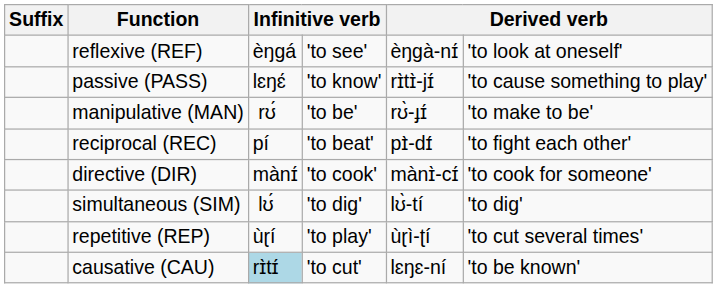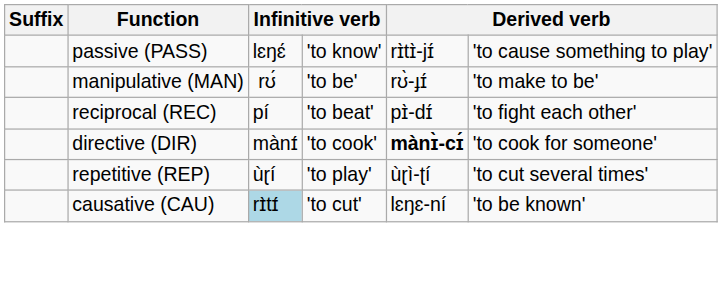- row: (137, 50)
(424, 174) normal -> (427, 143) bold
- row: (156, 205)
